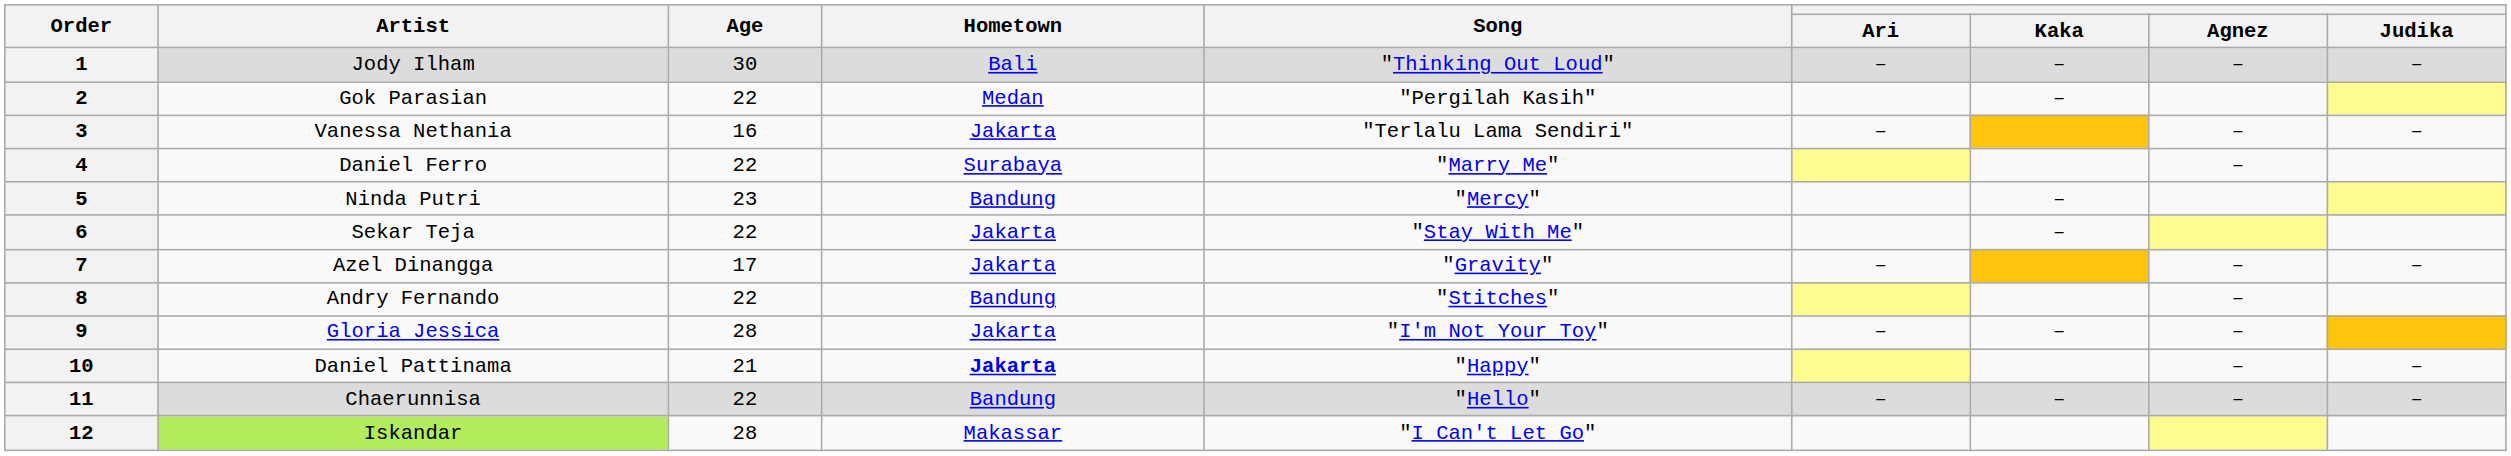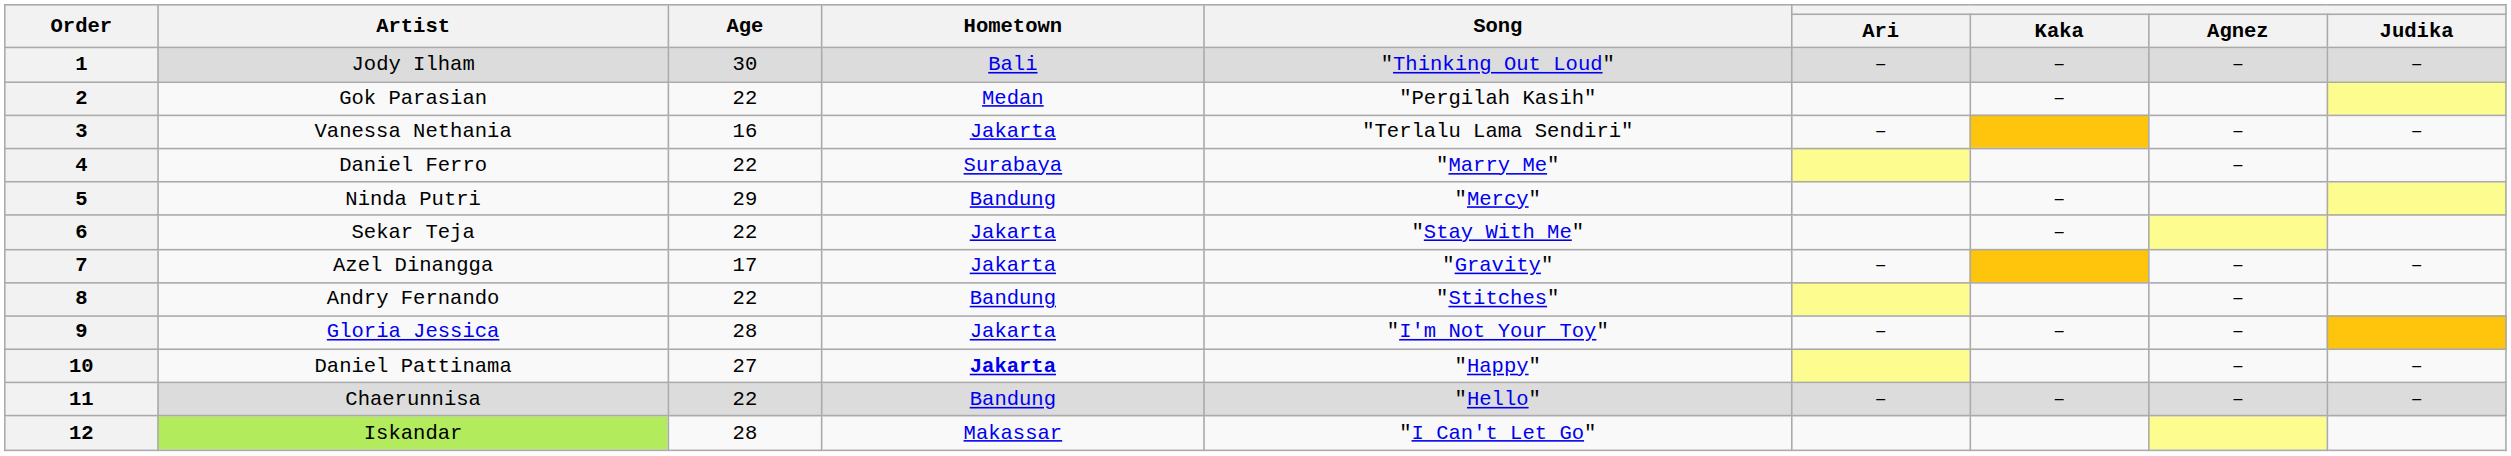(745, 199) 23 -> (745, 199) 29
(745, 366) 21 -> (745, 366) 27
